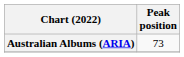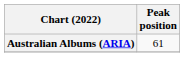(158, 43) 73 -> (158, 43) 61
